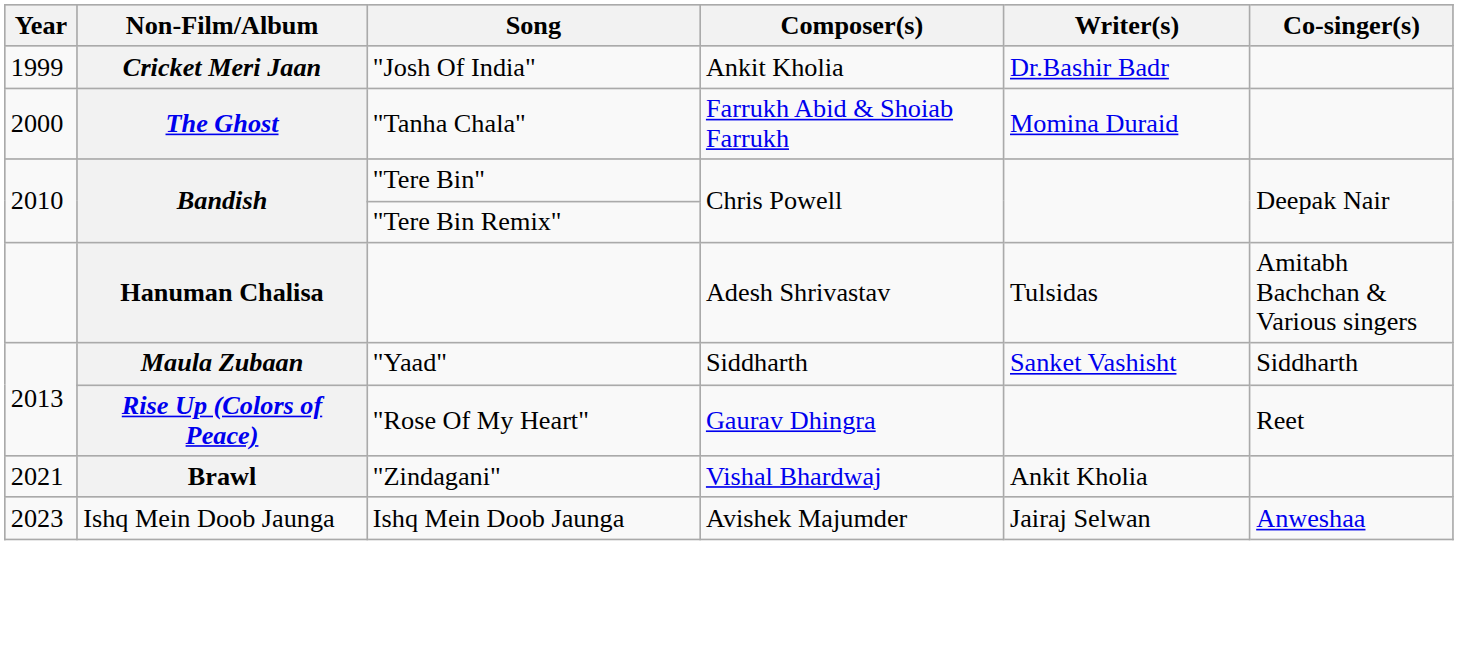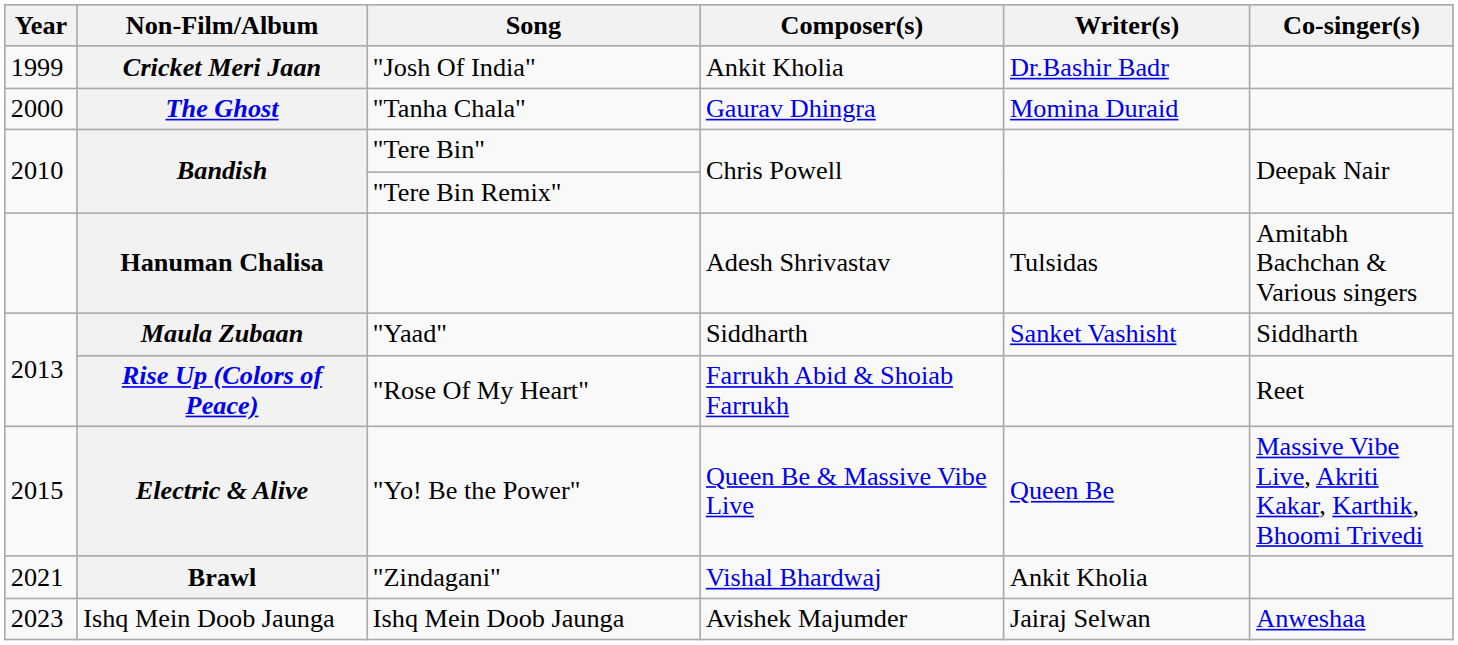(829, 123) Farrukh Abid & Shoiab Farrukh -> (791, 108) Gaurav Dhingra
(791, 419) Gaurav Dhingra -> (829, 390) Farrukh Abid & Shoiab Farrukh
+ row: (222, 491)
